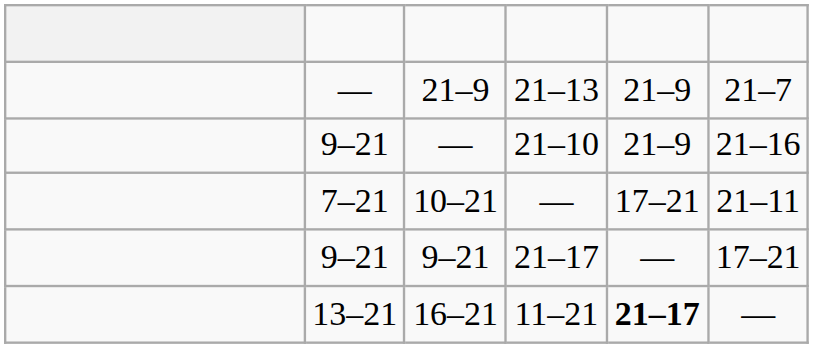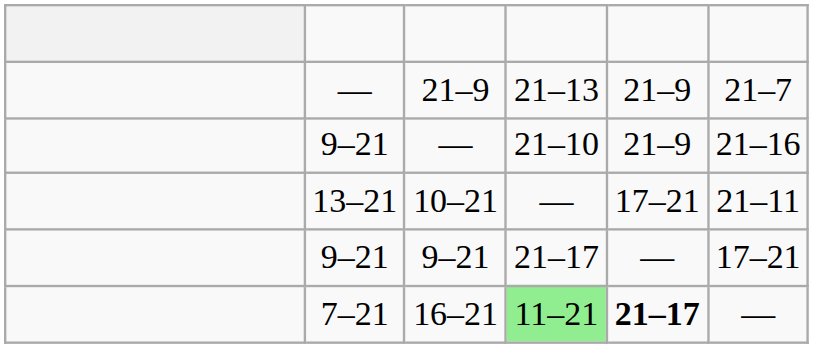(355, 201) 7–21 -> (355, 201) 13–21
(355, 313) 13–21 -> (355, 313) 7–21
(556, 313) no background -> (556, 313) lightgreen background
